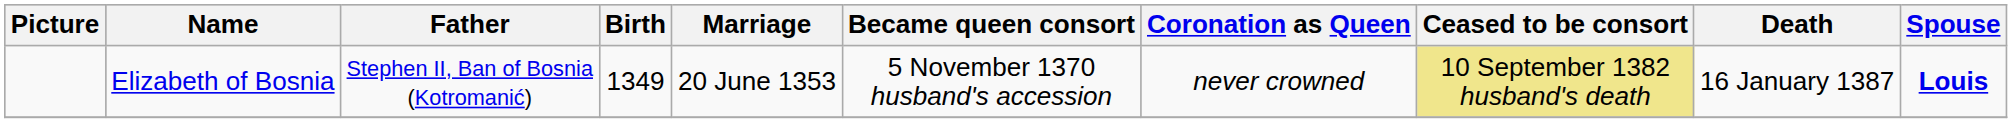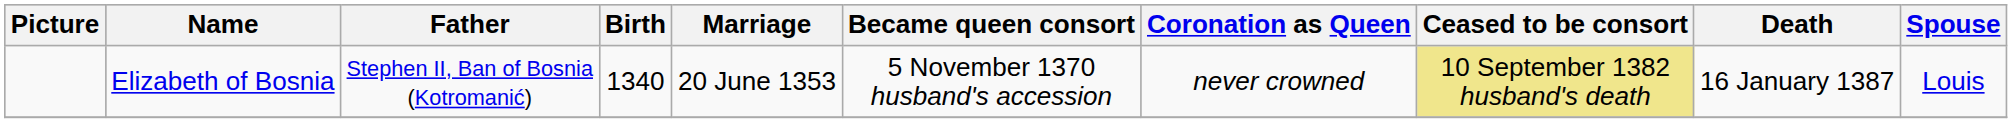(635, 81) 1349 -> (635, 81) 1340
(1953, 81) bold -> (1953, 81) normal
